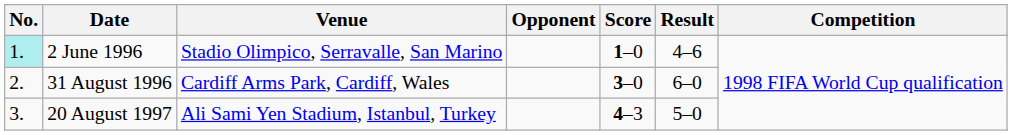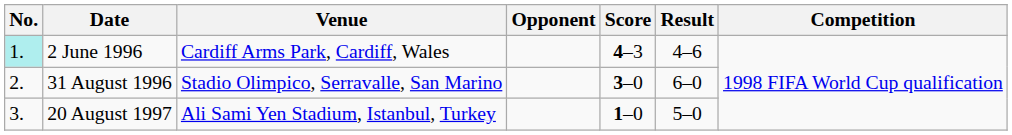(342, 51) Stadio Olimpico, Serravalle, San Marino -> (315, 51) Cardiff Arms Park, Cardiff, Wales
(628, 51) 1–0 -> (628, 51) 4–3
(315, 82) Cardiff Arms Park, Cardiff, Wales -> (342, 82) Stadio Olimpico, Serravalle, San Marino
(628, 113) 4–3 -> (628, 113) 1–0
